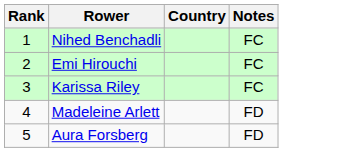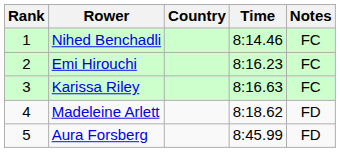+ column: (258, 16)
